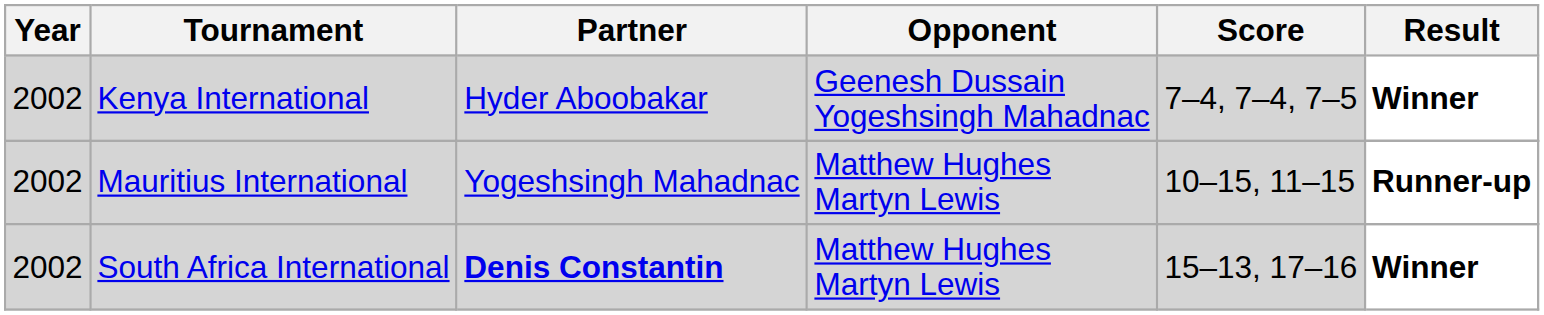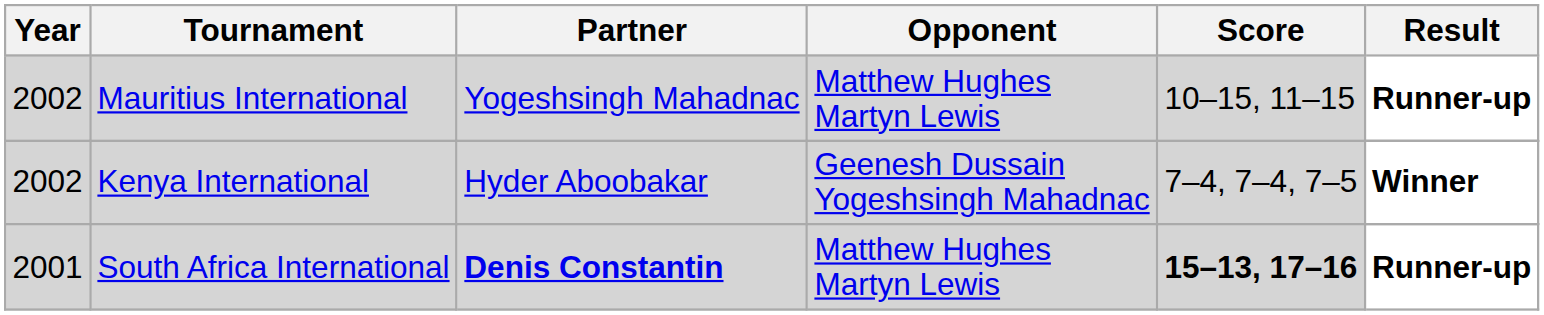rows swapped: (252, 183) <-> (233, 98)
(48, 267) 2002 -> (48, 267) 2001
(1261, 267) normal -> (1261, 267) bold
(1425, 267) Winner -> (1452, 267) Runner-up
